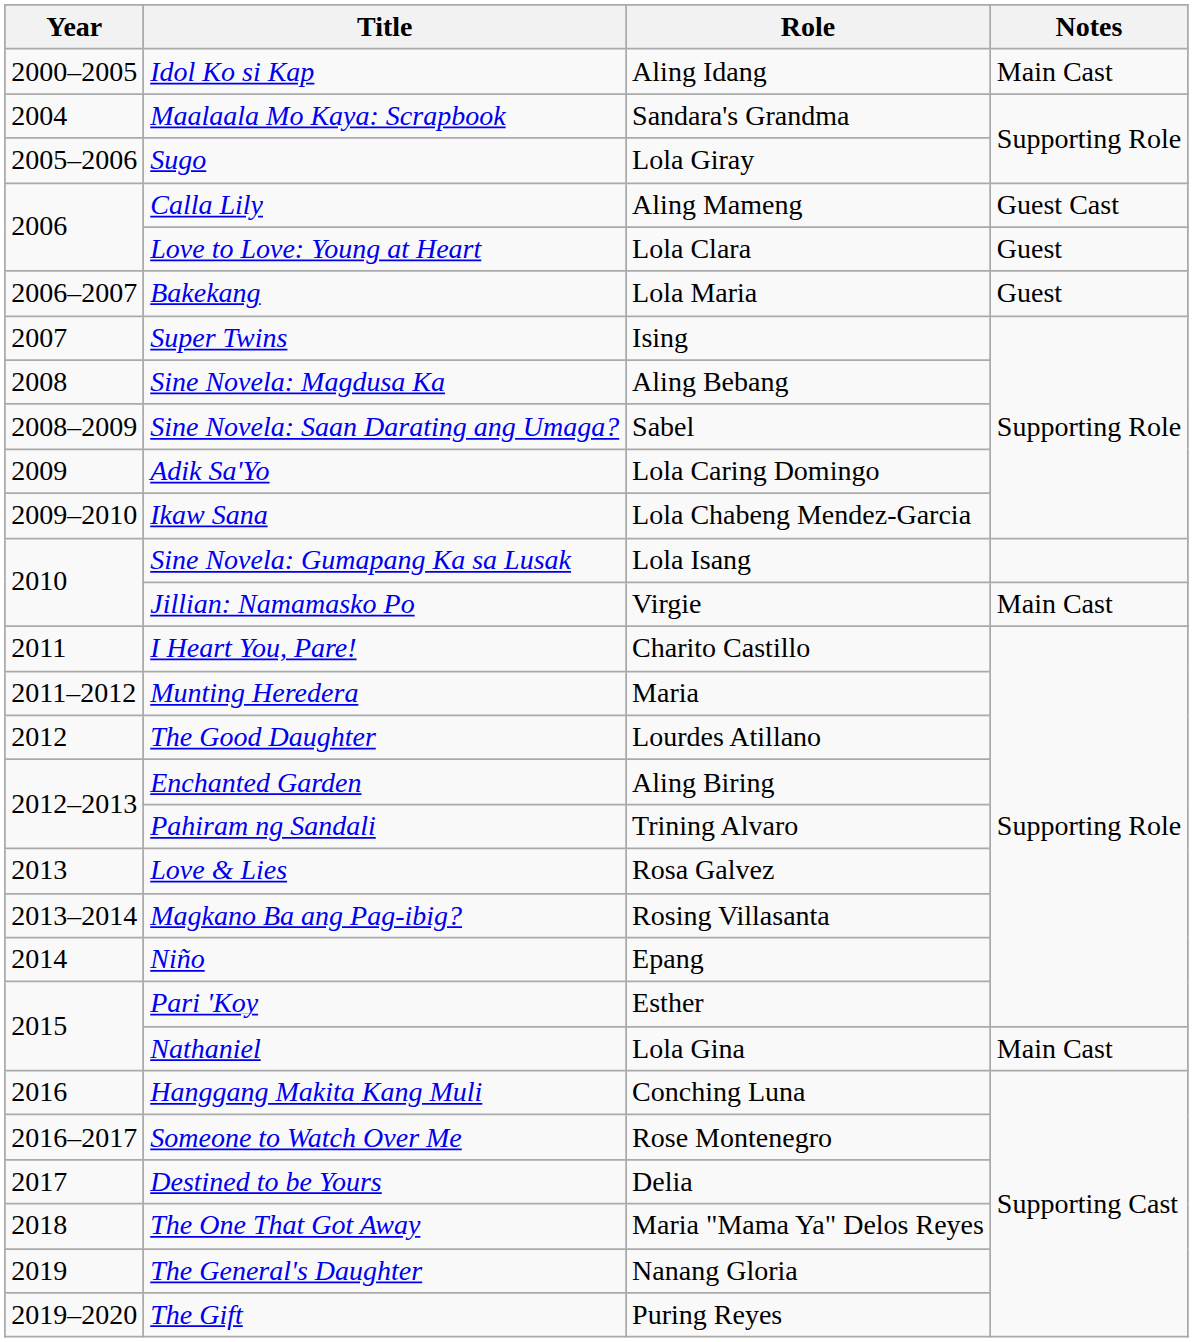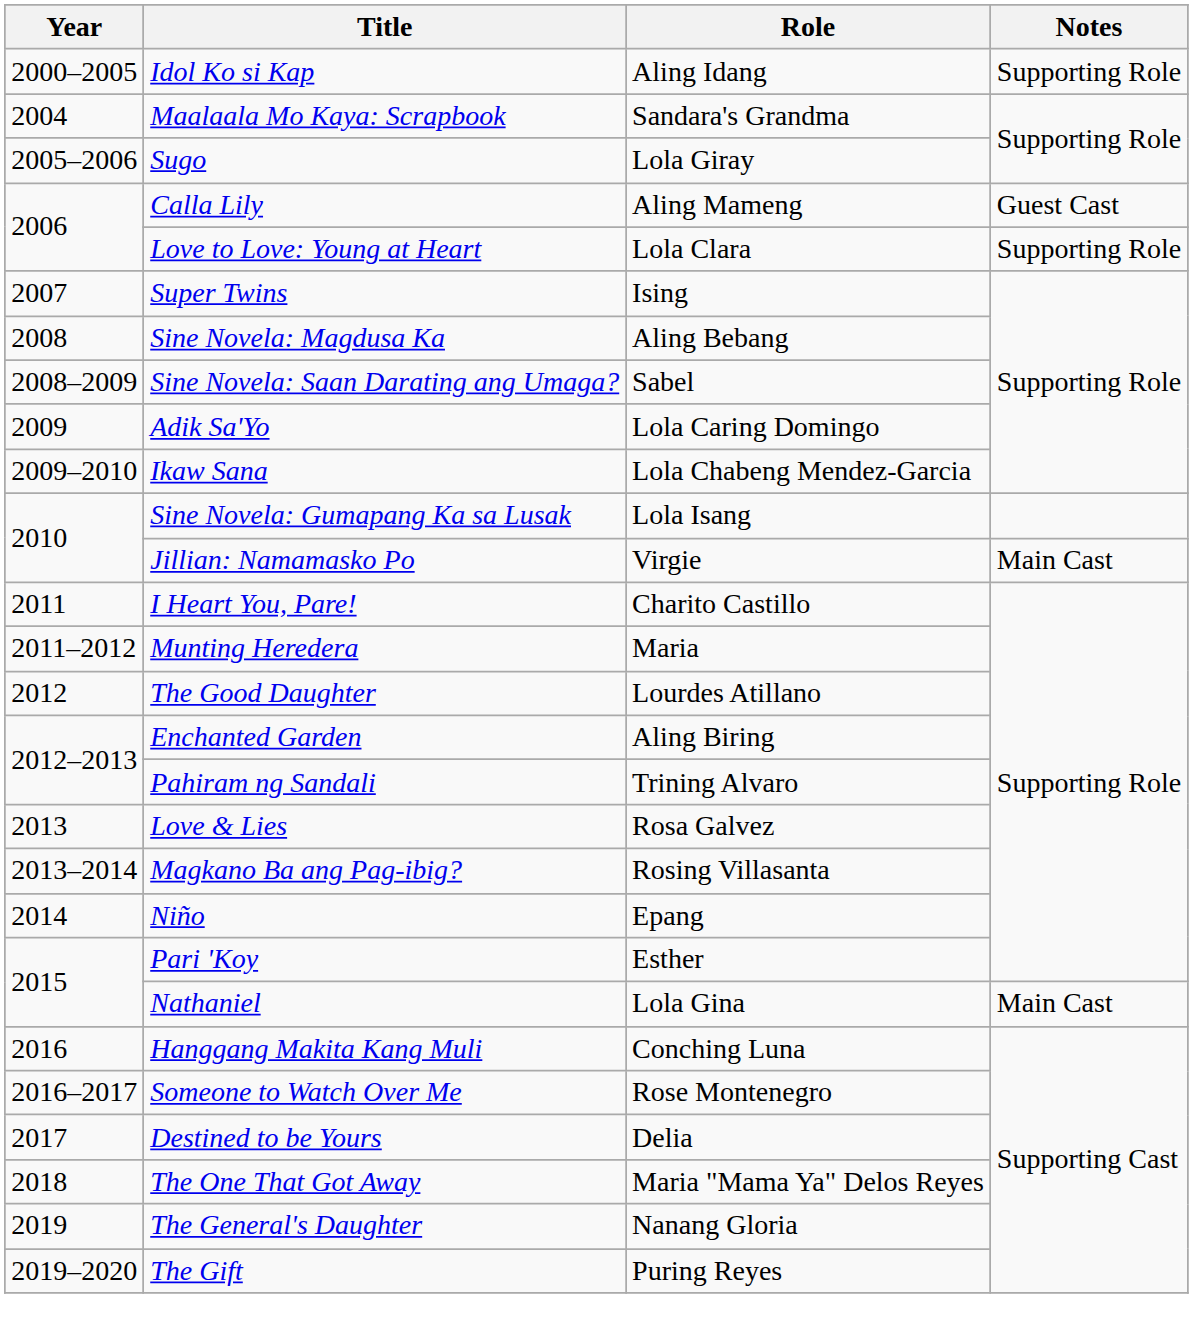(1055, 71) Main Cast -> (1089, 71) Supporting Role
(1029, 248) Guest -> (1089, 248) Supporting Role
- row: (205, 293)
